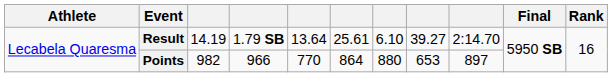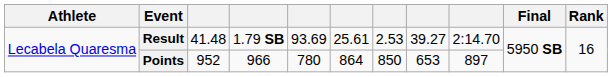(208, 39) 14.19 -> (208, 39) 41.48
(309, 39) 13.64 -> (309, 39) 93.69
(390, 39) 6.10 -> (390, 39) 2.53
(208, 61) 982 -> (208, 61) 952
(309, 61) 770 -> (309, 61) 780
(390, 61) 880 -> (390, 61) 850
